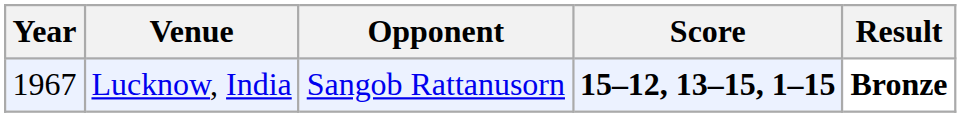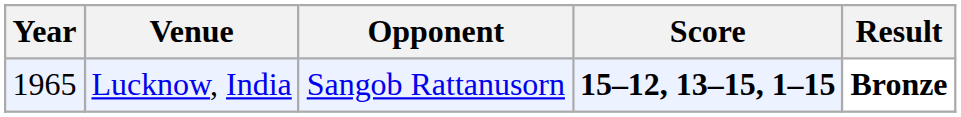(45, 83) 1967 -> (45, 83) 1965
